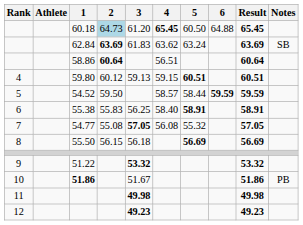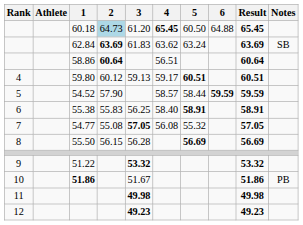(167, 77) 59.15 -> (167, 77) 59.17
(111, 93) 59.50 -> (111, 93) 57.90
(139, 142) 56.18 -> (139, 142) 56.28
